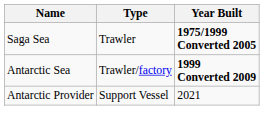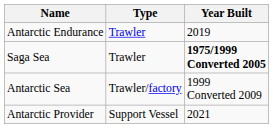+ row: (55, 32)
(217, 70) bold -> (224, 89) normal
